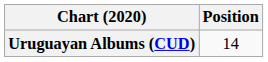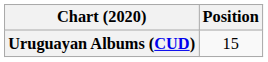(231, 43) 14 -> (231, 43) 15
